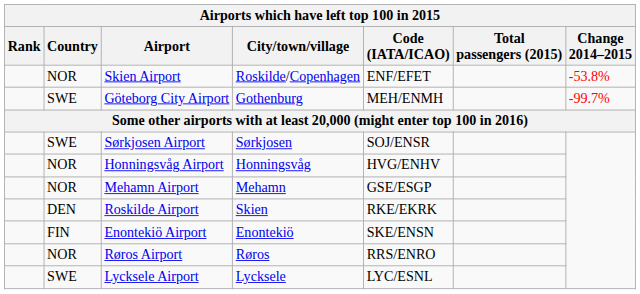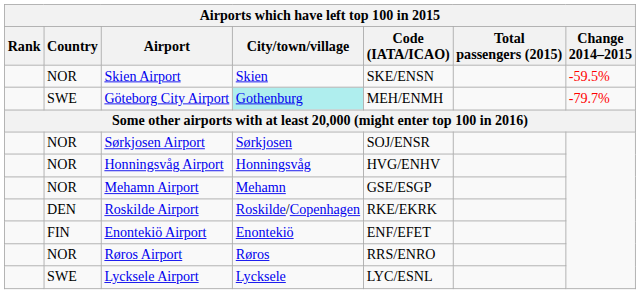(298, 76) Roskilde/Copenhagen -> (252, 76) Skien
(399, 76) ENF/EFET -> (400, 76) SKE/ENSN
(589, 76) -53.8% -> (589, 76) -59.5%
(269, 98) no background -> (269, 98) paleturquoise background
(589, 98) -99.7% -> (589, 98) -79.7%
(62, 143) SWE -> (62, 143) NOR
(252, 210) Skien -> (298, 210) Roskilde/Copenhagen
(400, 232) SKE/ENSN -> (399, 232) ENF/EFET
